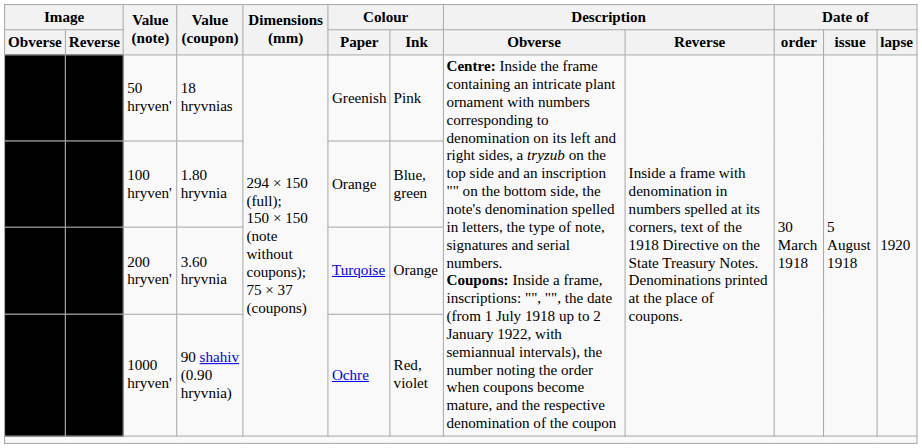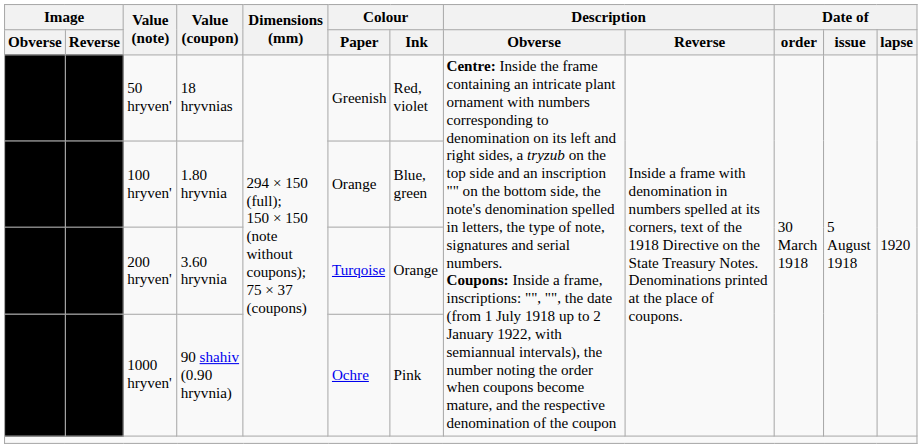(407, 97) Pink -> (411, 97) Red, violet
(411, 375) Red, violet -> (407, 375) Pink
